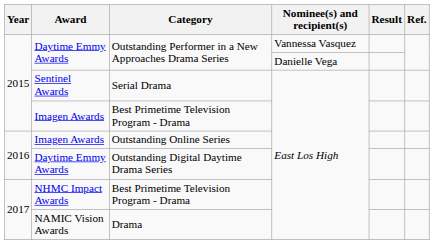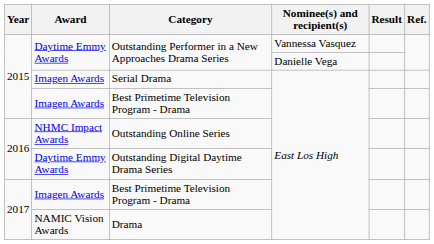(53, 85) Sentinel Awards -> (69, 79) Imagen Awards
(69, 139) Imagen Awards -> (68, 133) NHMC Impact Awards
(68, 194) NHMC Impact Awards -> (69, 194) Imagen Awards
